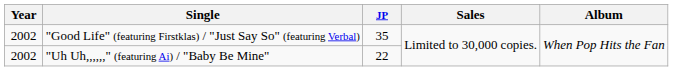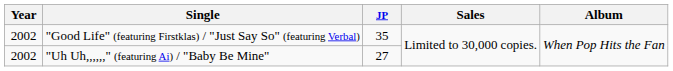(382, 55) 22 -> (382, 55) 27
